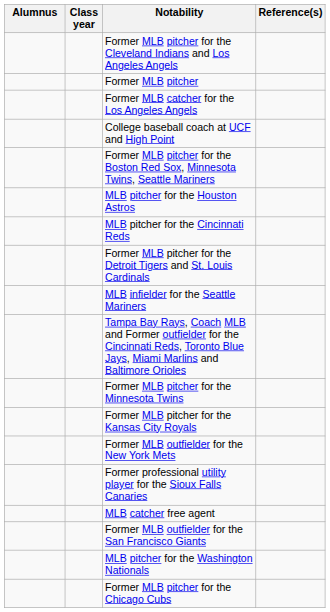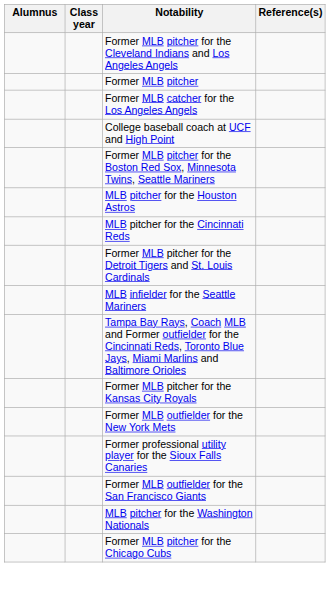- row: (168, 393)
- row: (160, 513)
